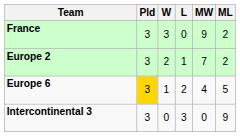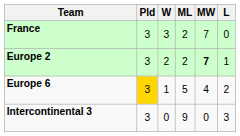columns swapped: (184, 12) <-> (225, 12)
(204, 34) 9 -> (206, 34) 7
(204, 62) normal -> (206, 62) bold
